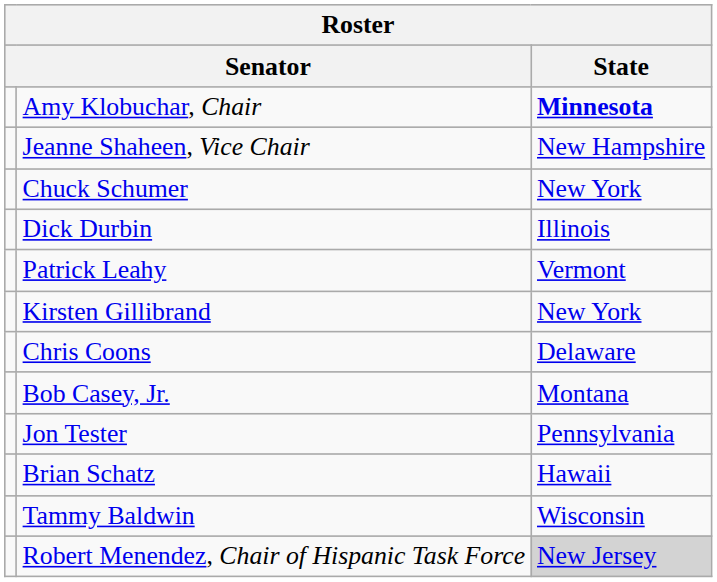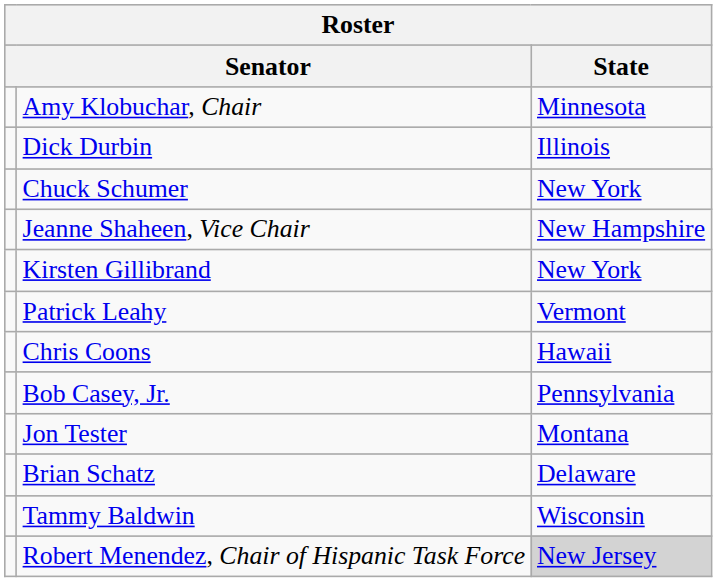(595, 106) bold -> (591, 106) normal
rows swapped: (166, 147) <-> (87, 229)
rows swapped: (94, 270) <-> (117, 310)
(586, 351) Delaware -> (574, 351) Hawaii
(583, 392) Montana -> (606, 392) Pennsylvania
(606, 433) Pennsylvania -> (583, 433) Montana
(574, 474) Hawaii -> (586, 474) Delaware
